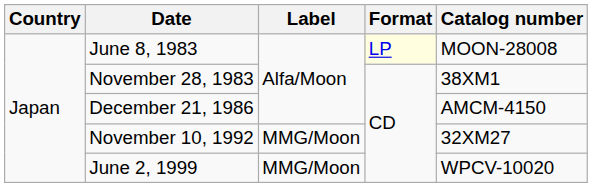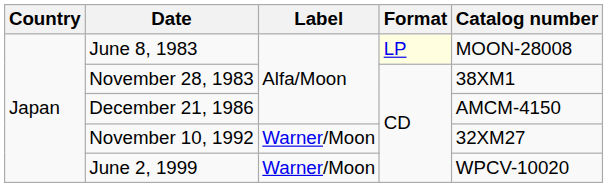(311, 138) MMG/Moon -> (319, 138) Warner/Moon
(311, 167) MMG/Moon -> (319, 167) Warner/Moon
